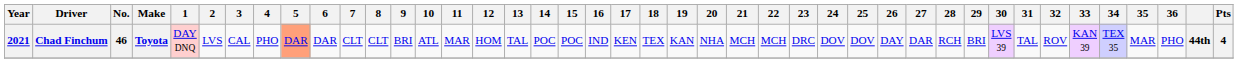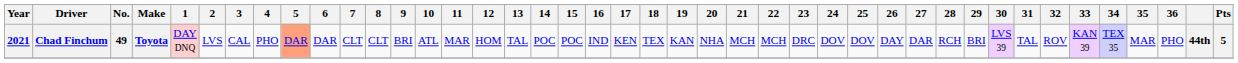(121, 40) 46 -> (121, 40) 49
(1223, 40) 4 -> (1223, 40) 5
